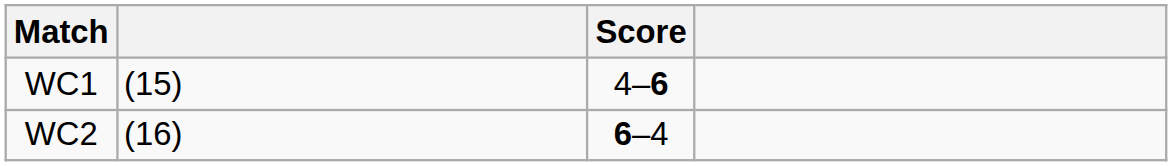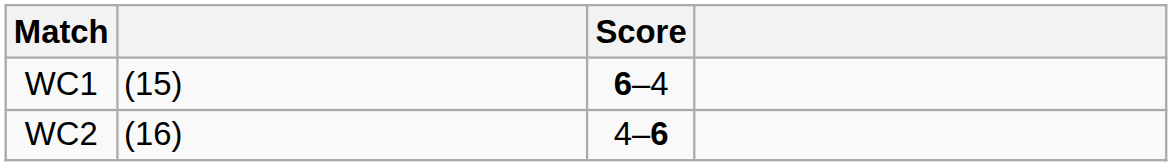(641, 83) 4–6 -> (641, 83) 6–4
(641, 135) 6–4 -> (641, 135) 4–6
